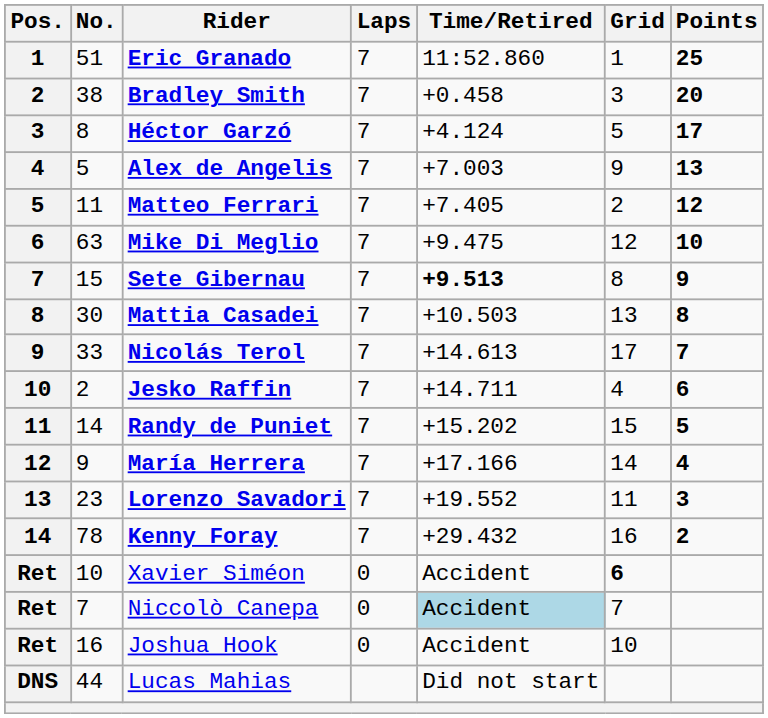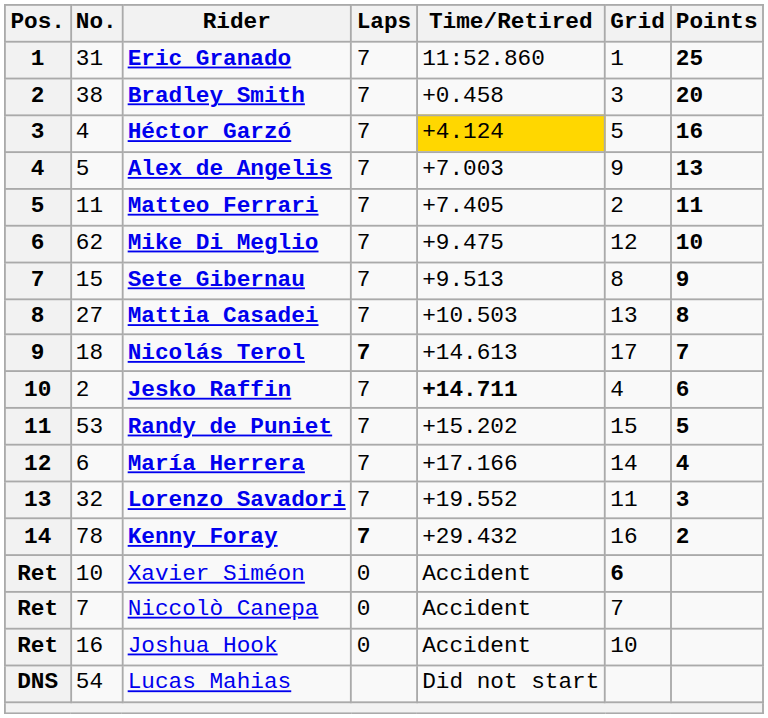(89, 60) 51 -> (89, 60) 31
(83, 134) 8 -> (83, 134) 4
(463, 134) no background -> (463, 134) gold background
(689, 134) 17 -> (689, 134) 16
(689, 207) 12 -> (689, 207) 11
(89, 244) 63 -> (89, 244) 62
(463, 280) bold -> (463, 280) normal
(89, 317) 30 -> (89, 317) 27
(89, 354) 33 -> (89, 354) 18
(364, 354) normal -> (364, 354) bold
(470, 390) normal -> (470, 390) bold
(89, 427) 14 -> (89, 427) 53
(83, 464) 9 -> (83, 464) 6
(89, 501) 23 -> (89, 501) 32
(364, 537) normal -> (364, 537) bold
(477, 611) lightblue background -> (477, 611) no background
(89, 684) 44 -> (89, 684) 54
